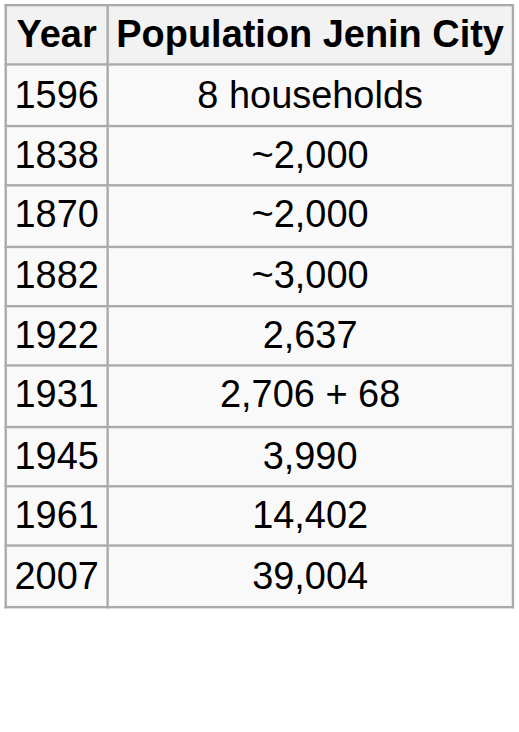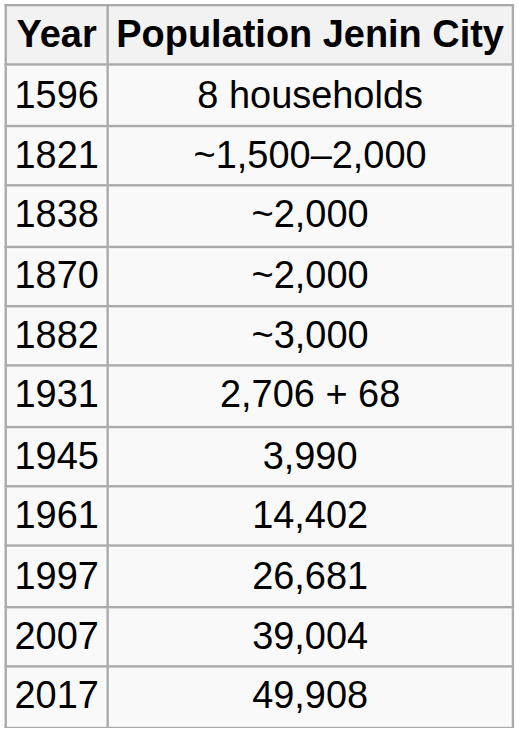+ row: (57, 154)
- row: (57, 335)
+ row: (57, 575)
+ row: (57, 696)
